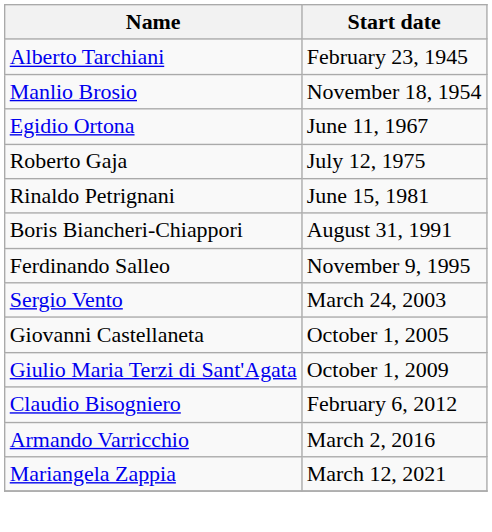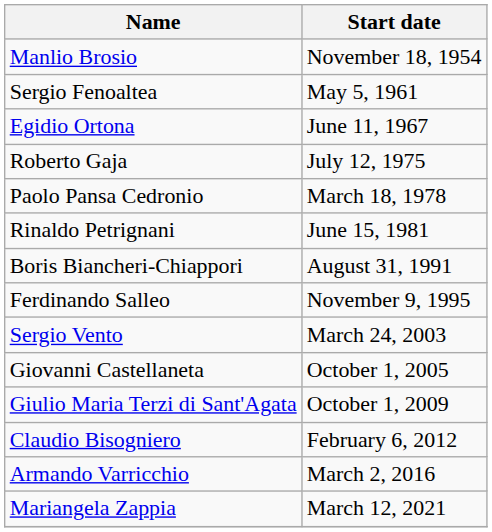- row: (87, 56)
+ row: (84, 91)
+ row: (107, 195)
